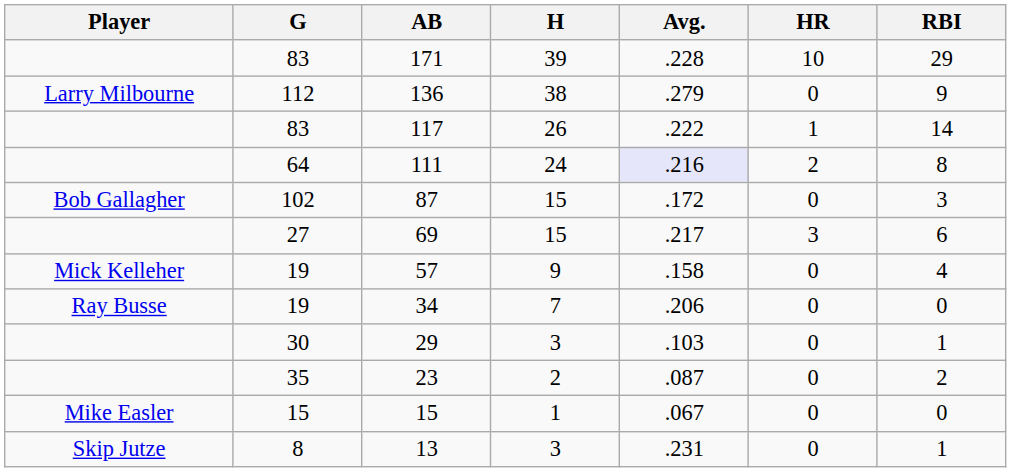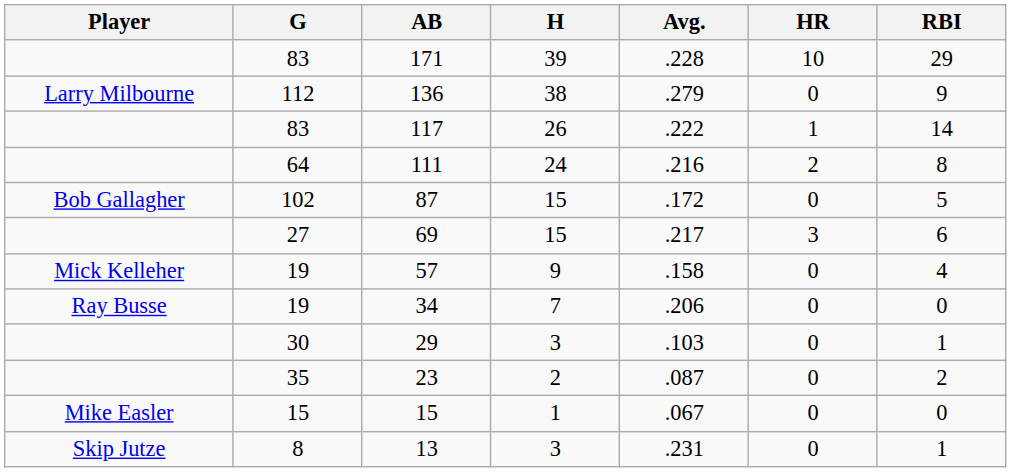(684, 164) lavender background -> (684, 164) no background
(942, 199) 3 -> (942, 199) 5
